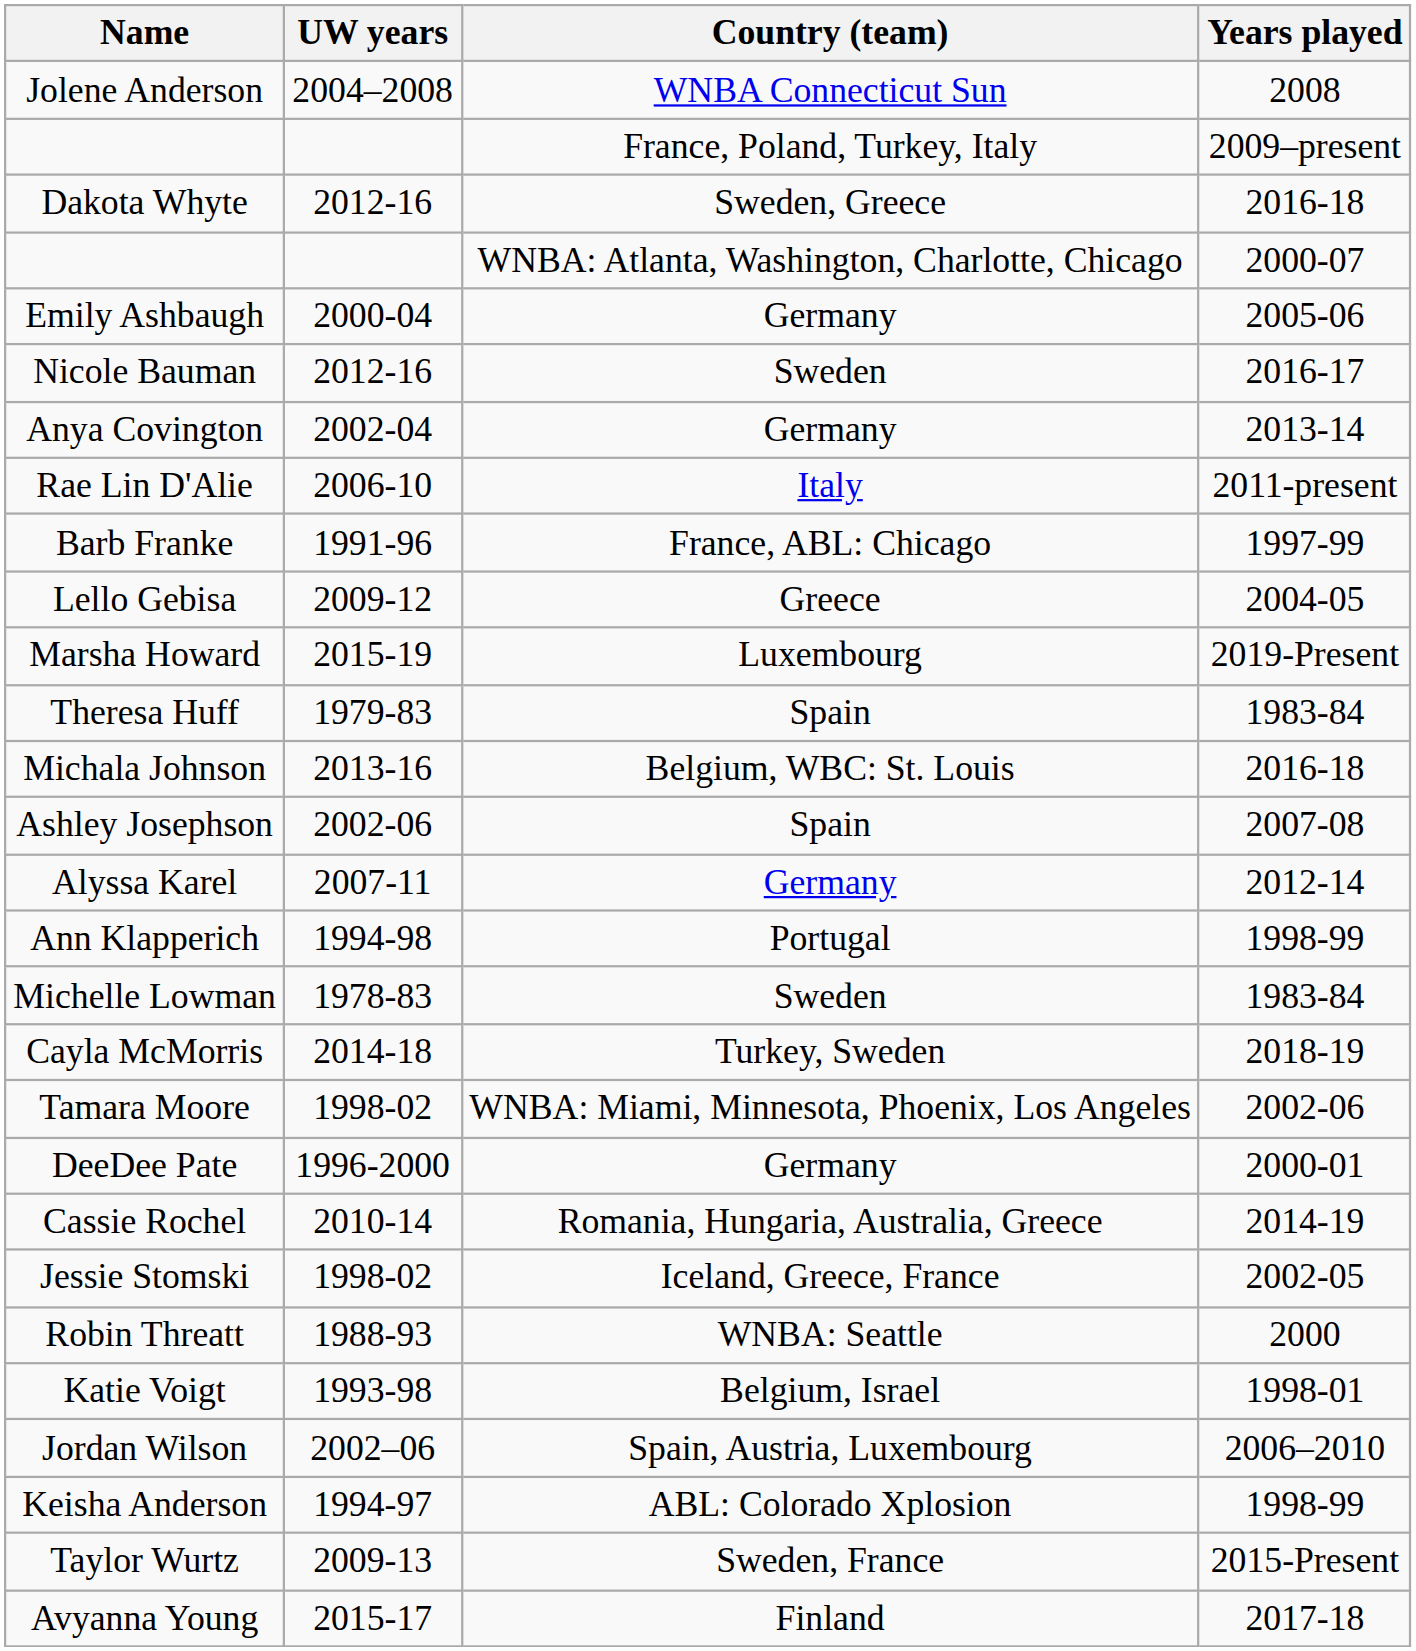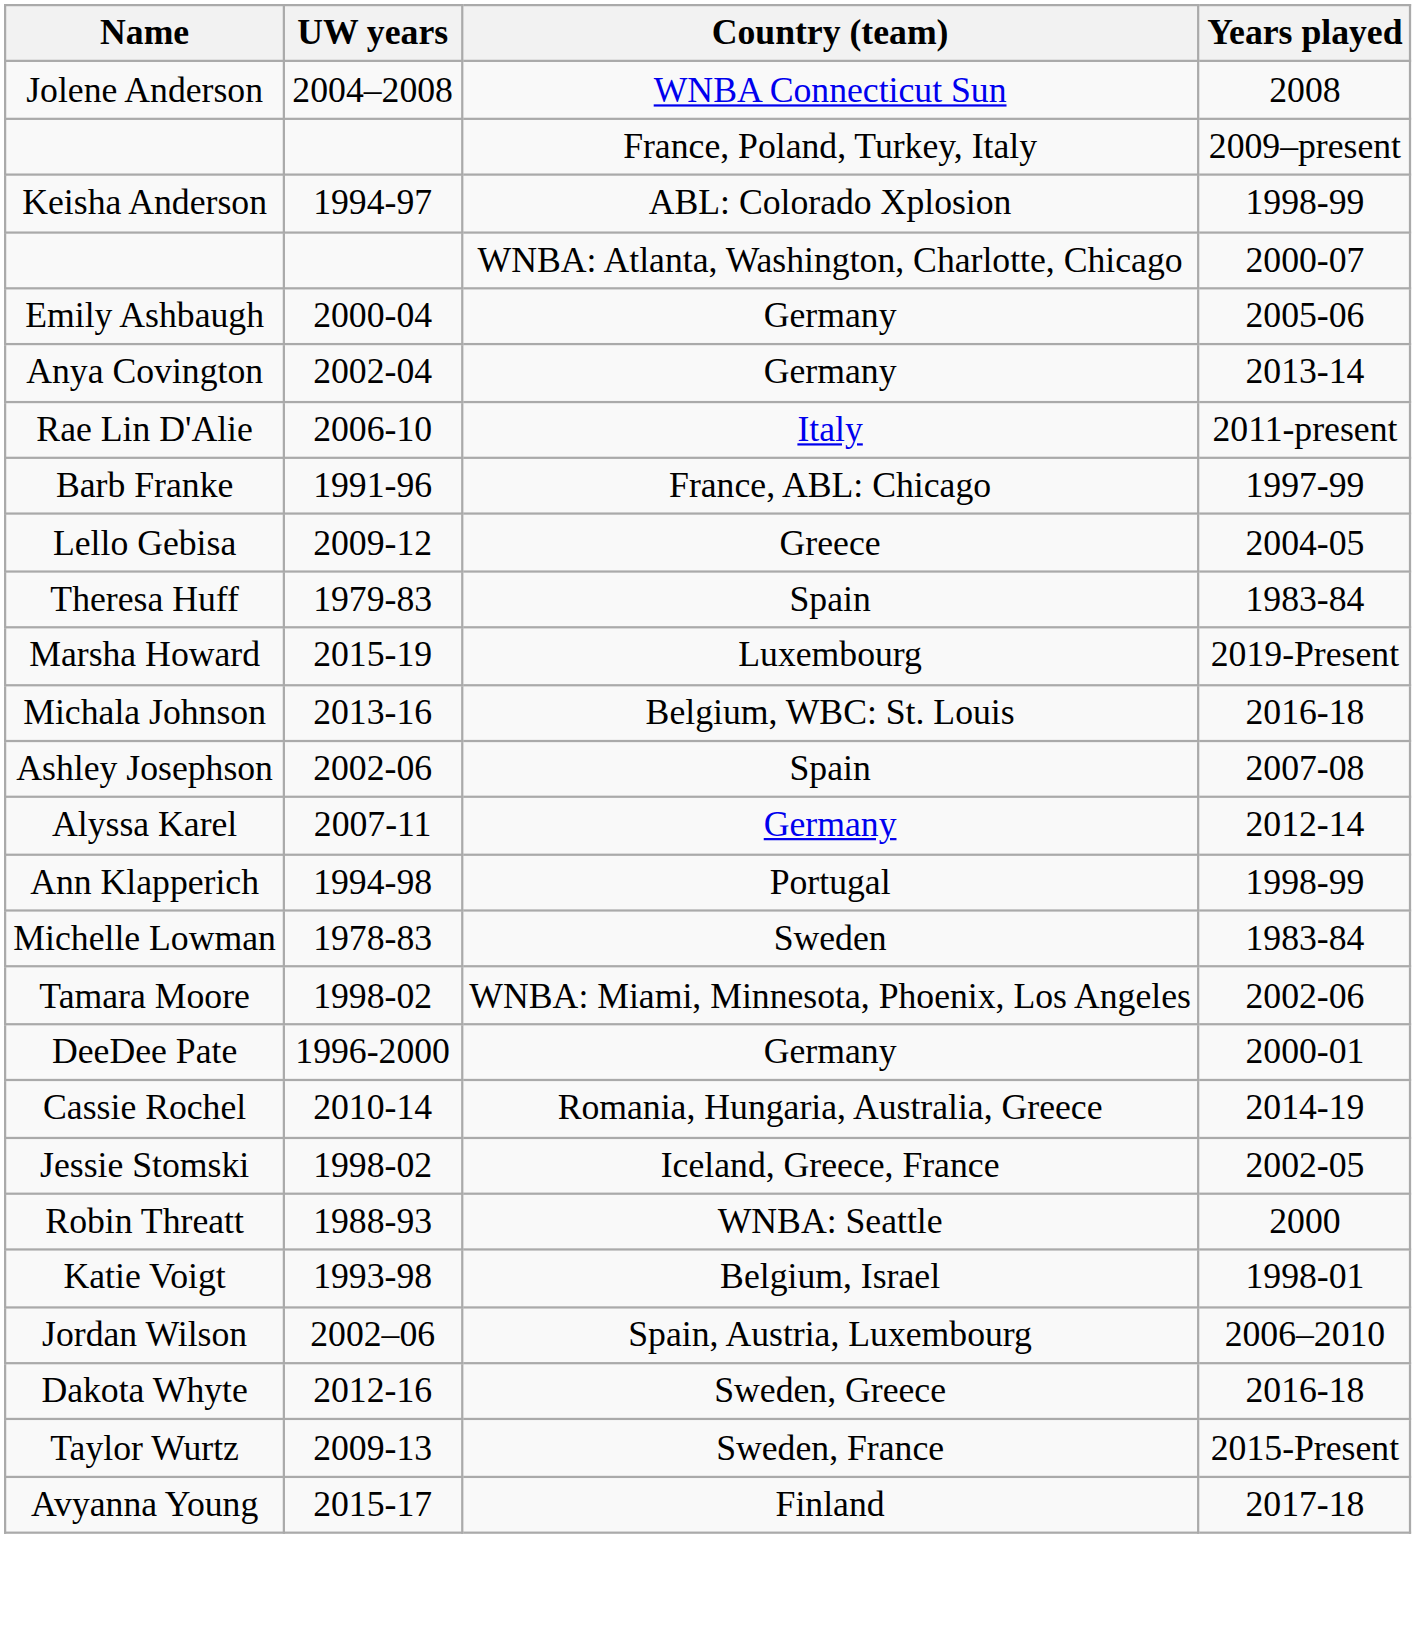rows swapped: (145, 1504) <-> (145, 202)
- row: (145, 372)
rows swapped: (145, 655) <-> (145, 711)
- row: (145, 1051)
